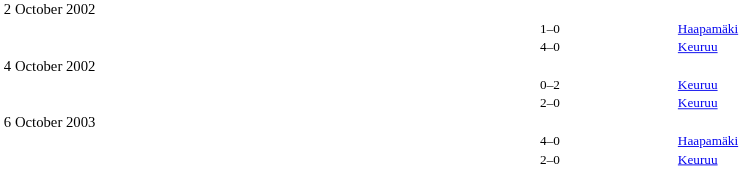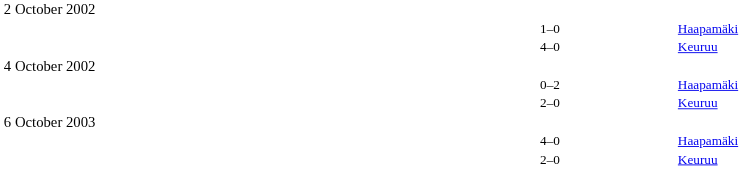(698, 84) Keuruu -> (708, 84) Haapamäki
